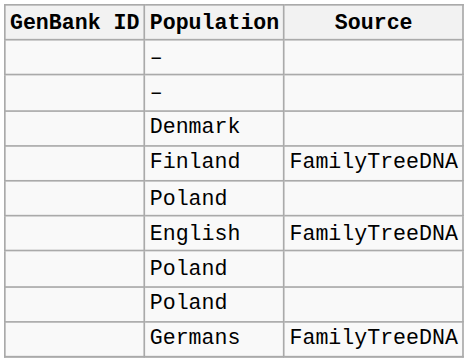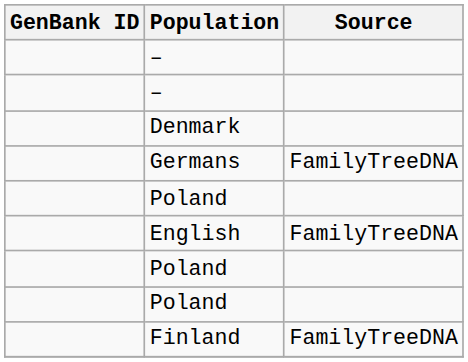rows swapped: (195, 339) <-> (195, 163)
